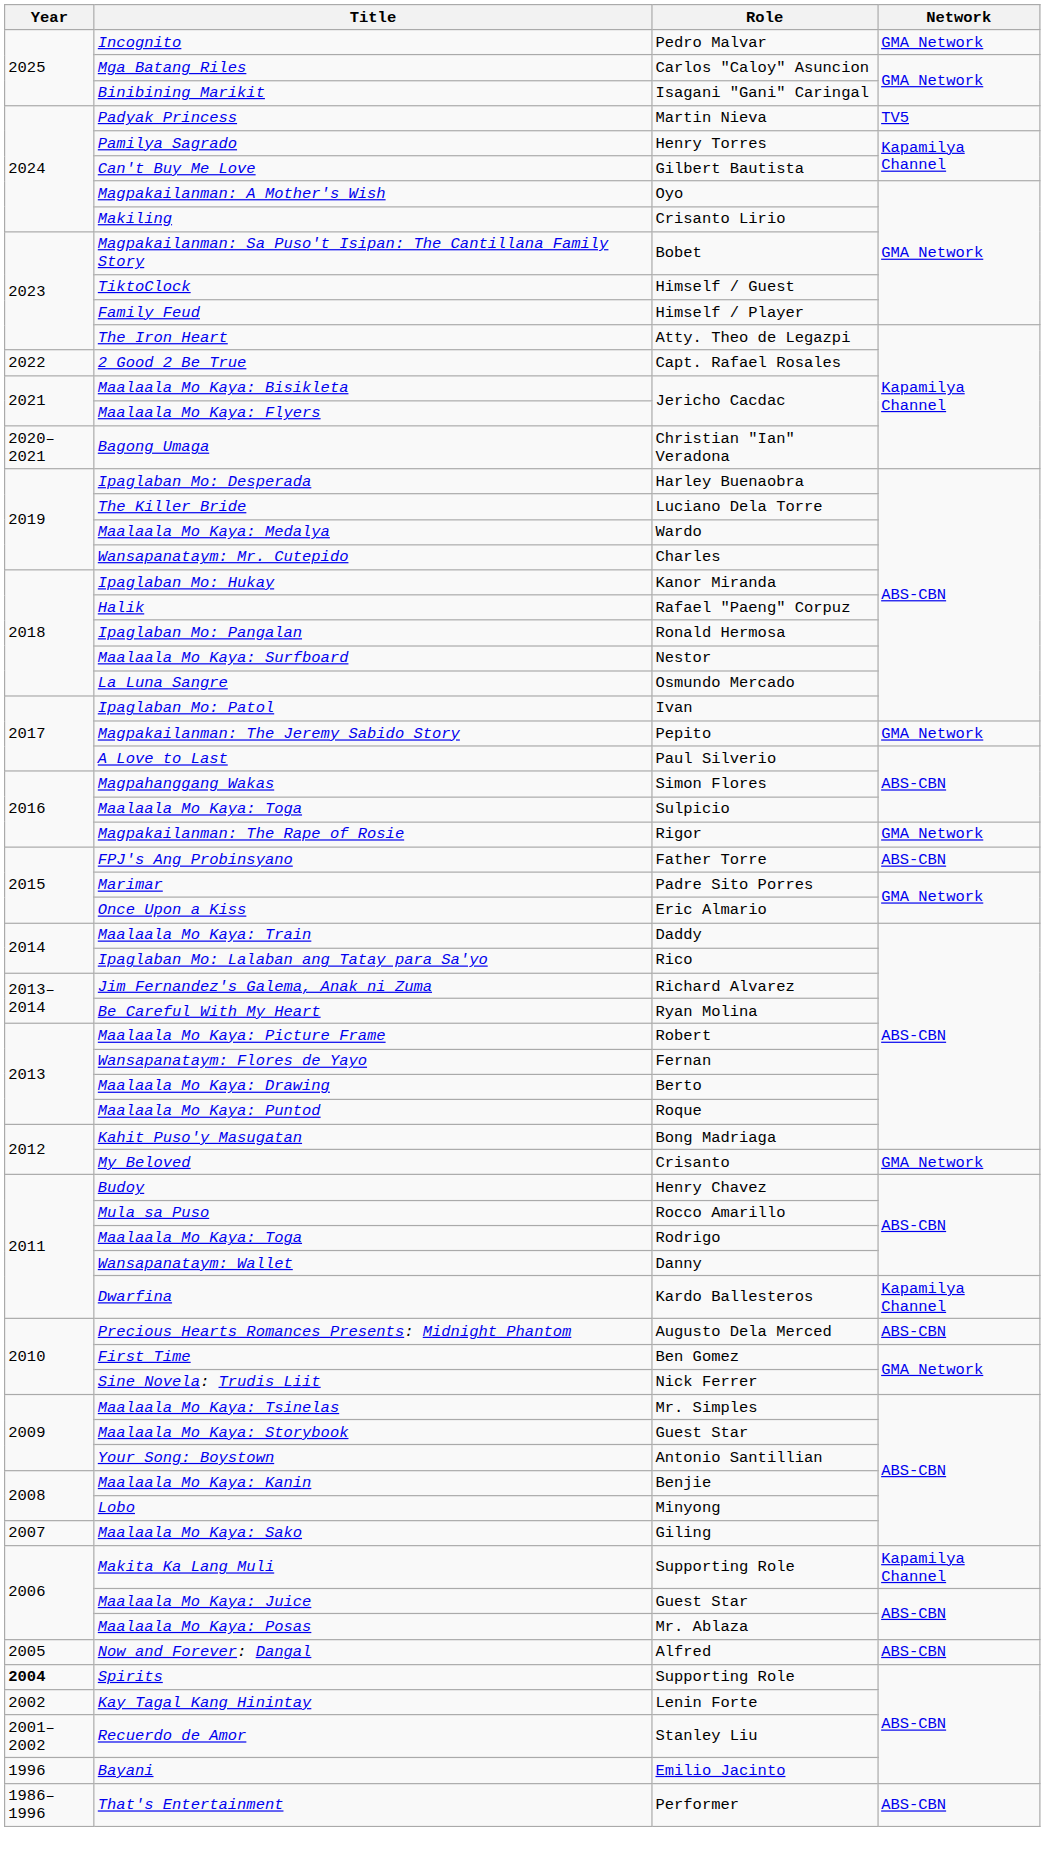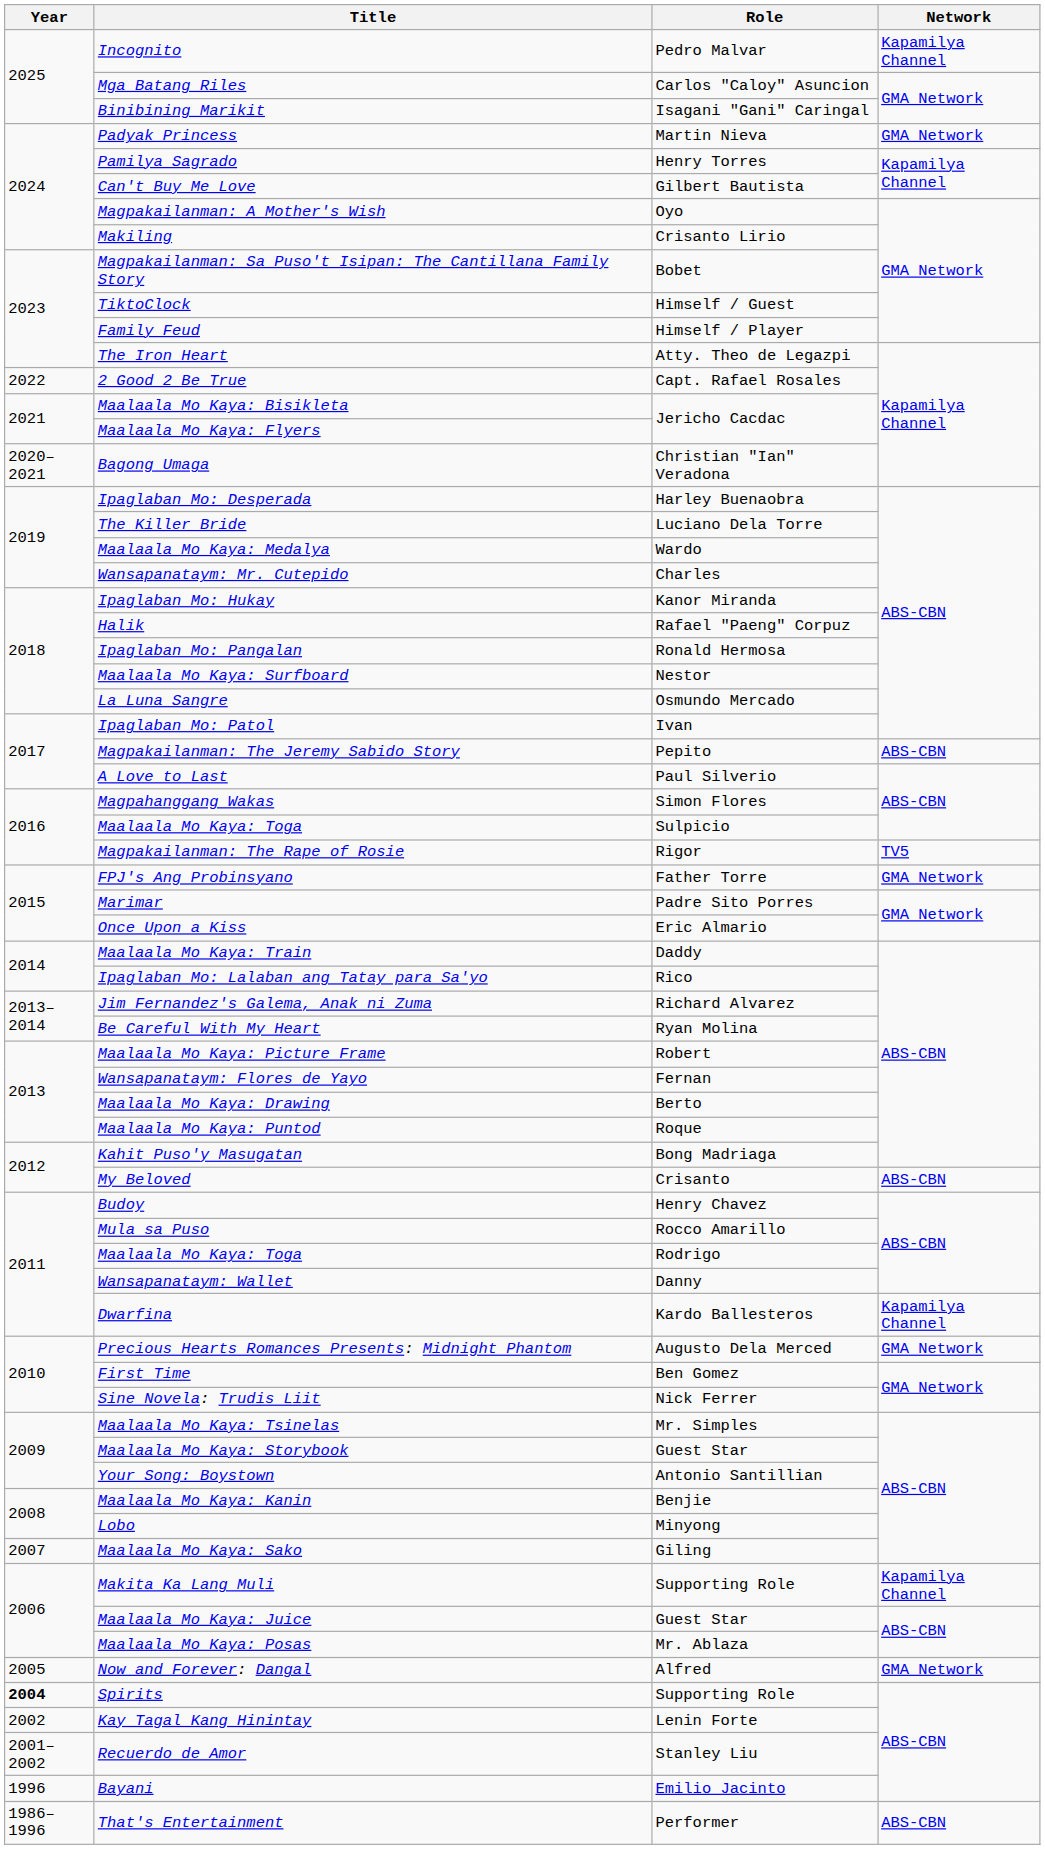(932, 42) GMA Network -> (923, 51) Kapamilya Channel
(895, 118) TV5 -> (932, 136) GMA Network
(932, 734) GMA Network -> (914, 752) ABS-CBN
(932, 835) GMA Network -> (895, 852) TV5
(914, 860) ABS-CBN -> (932, 878) GMA Network
(932, 1162) GMA Network -> (914, 1180) ABS-CBN
(914, 1331) ABS-CBN -> (932, 1349) GMA Network
(914, 1652) ABS-CBN -> (932, 1670) GMA Network
